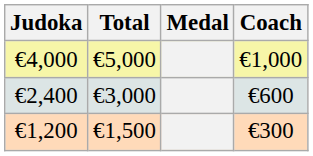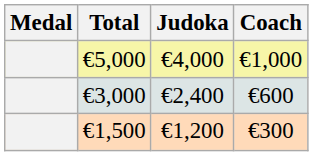columns swapped: (198, 22) <-> (46, 22)
